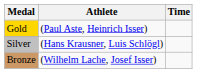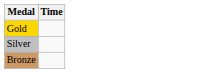- column: (102, 12)
